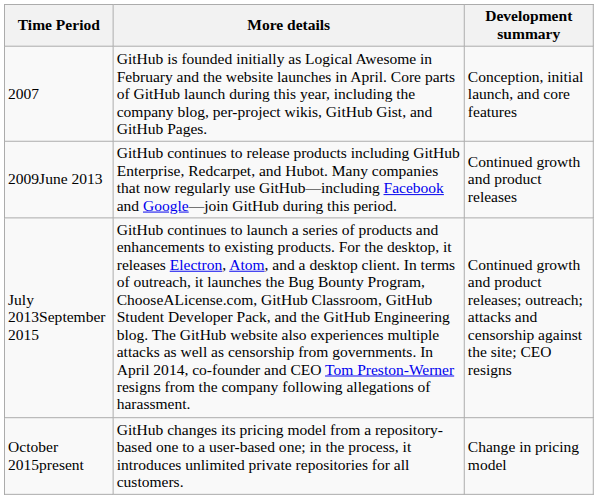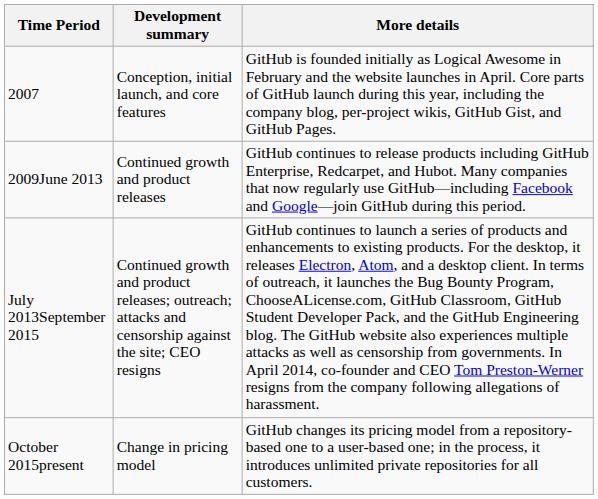columns swapped: (529, 25) <-> (289, 25)
